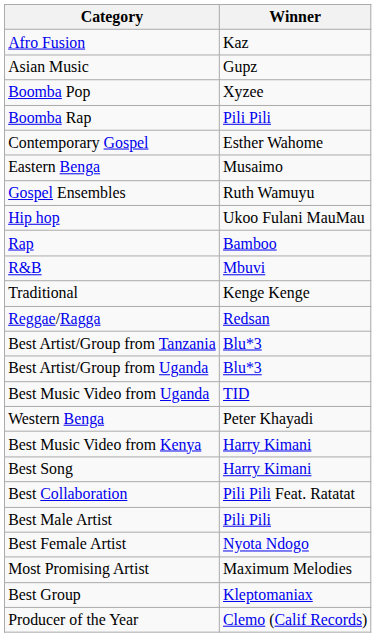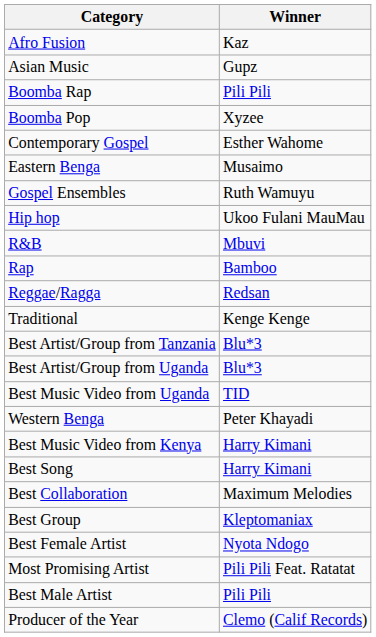rows swapped: (50, 117) <-> (49, 92)
rows swapped: (25, 268) <-> (21, 243)
rows swapped: (54, 318) <-> (43, 293)
(289, 494) Pili Pili Feat. Ratatat -> (287, 494) Maximum Melodies
rows swapped: (60, 519) <-> (44, 594)
(287, 569) Maximum Melodies -> (289, 569) Pili Pili Feat. Ratatat
